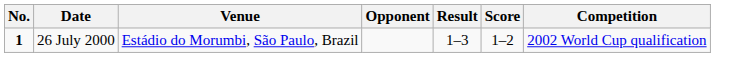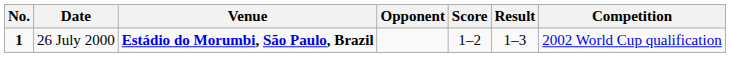columns swapped: (502, 16) <-> (457, 16)
(240, 40) normal -> (248, 40) bold
